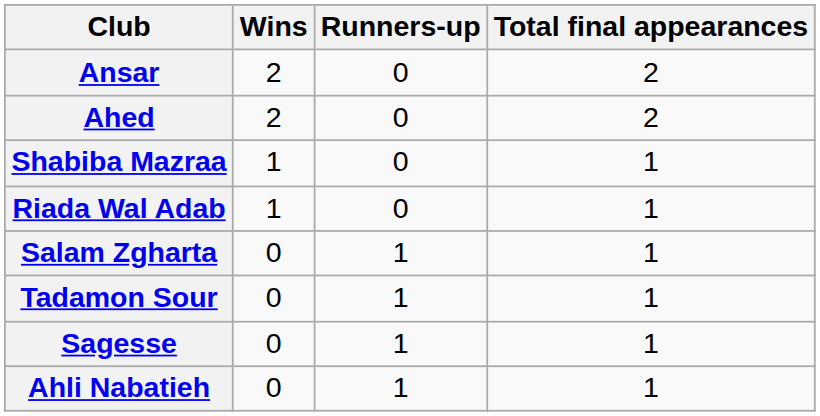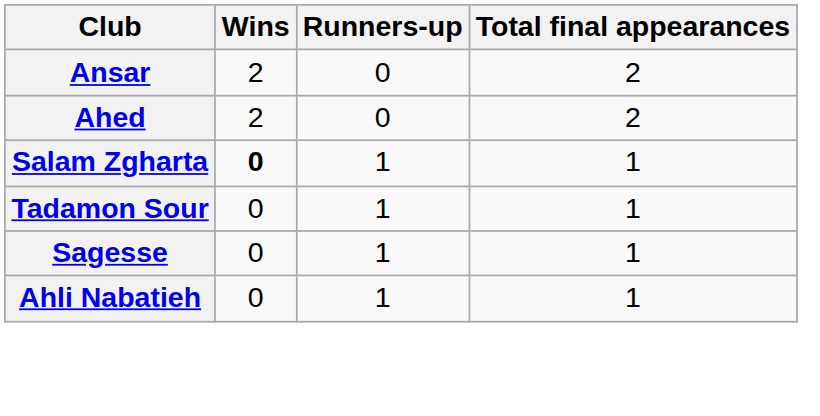- row: (119, 162)
- row: (119, 207)
(274, 252) normal -> (256, 162) bold
